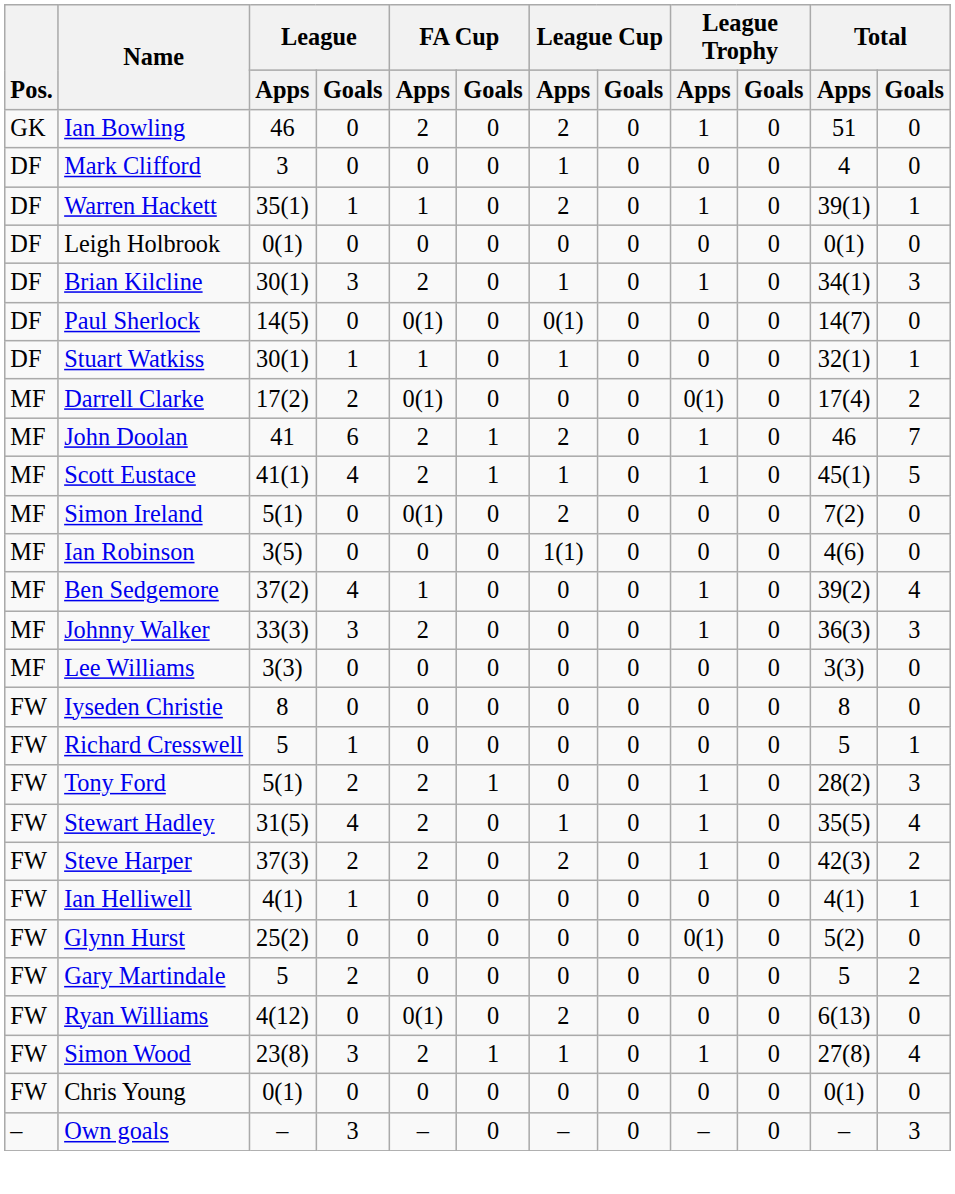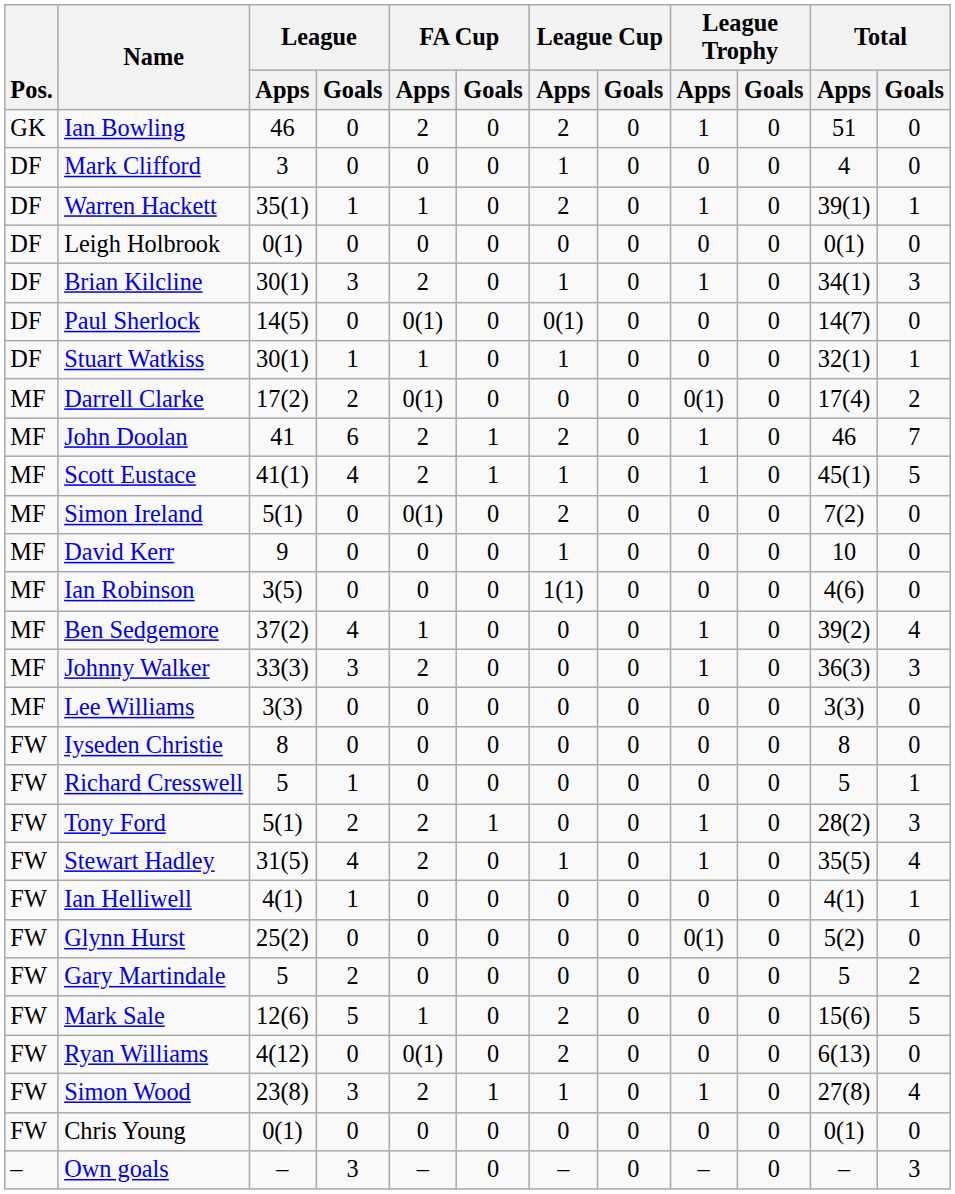+ row: (119, 552)
- row: (128, 861)
+ row: (114, 1015)
